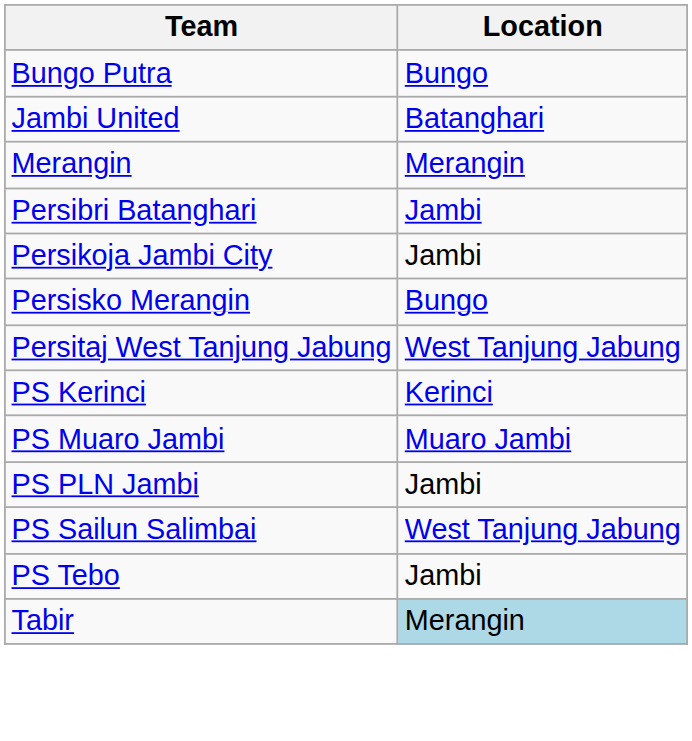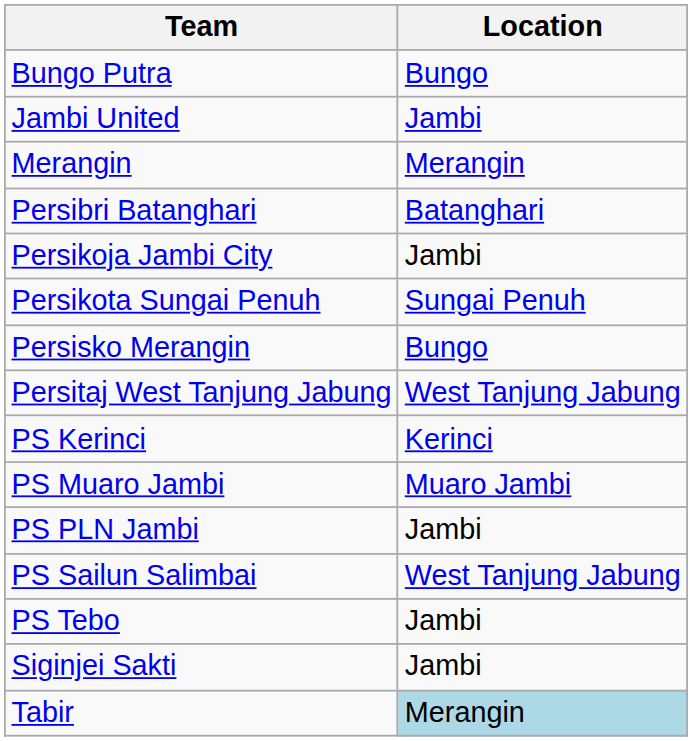(474, 118) Batanghari -> (443, 118) Jambi
(443, 210) Jambi -> (474, 210) Batanghari
+ row: (166, 301)
+ row: (94, 666)
